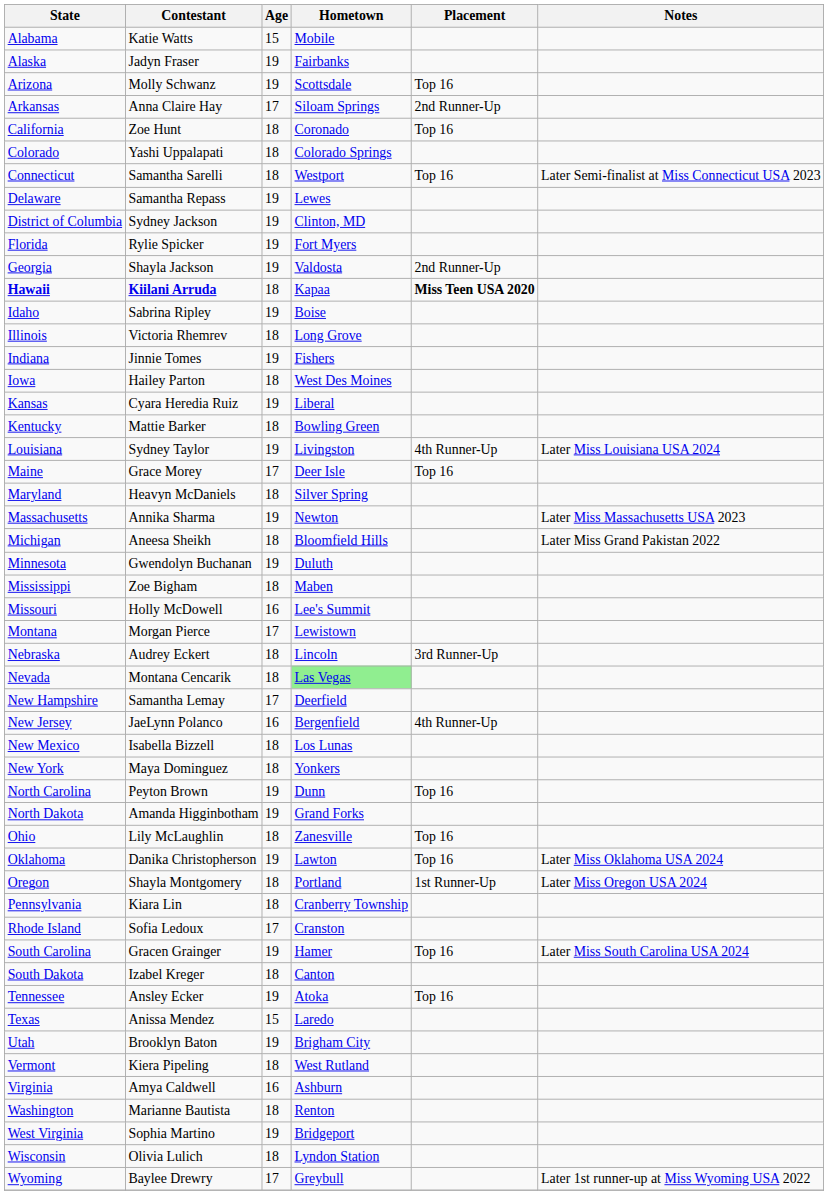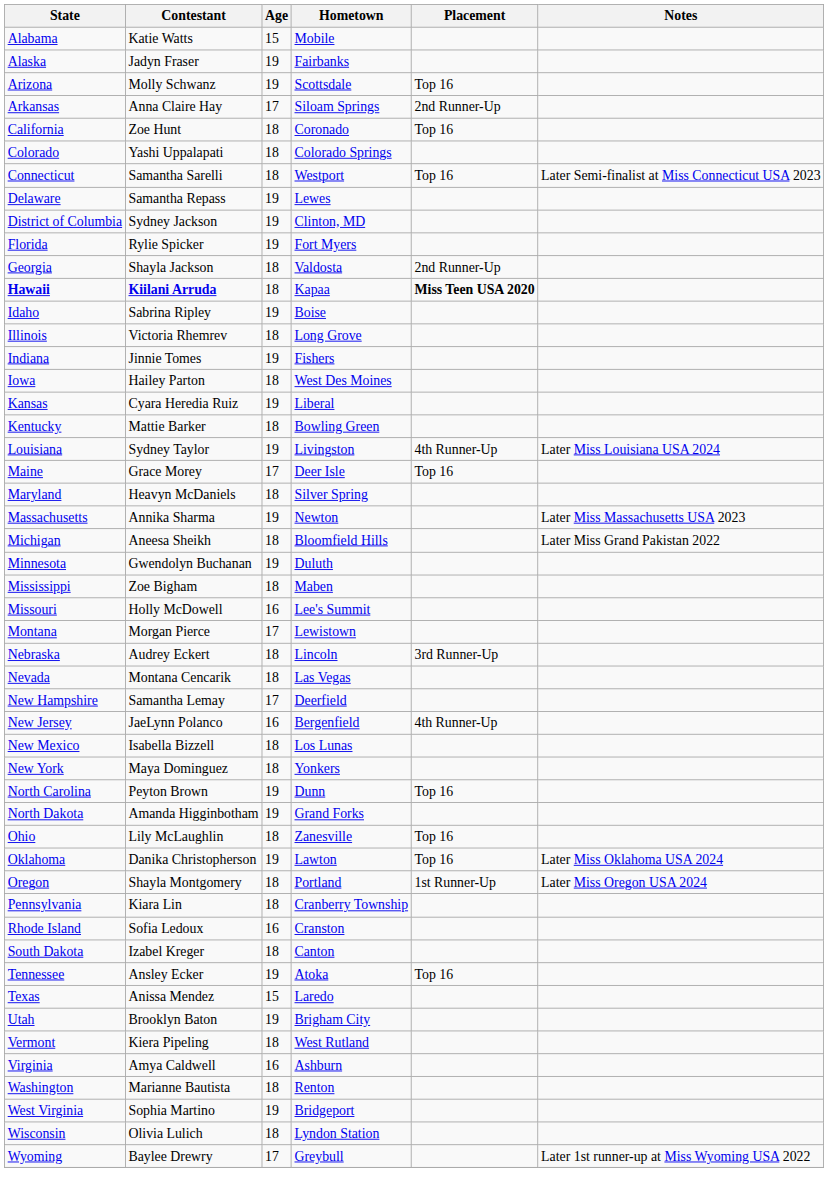(272, 266) 19 -> (272, 266) 18
(323, 677) lightgreen background -> (323, 677) no background
(272, 928) 17 -> (272, 928) 16
- row: (49, 951)
